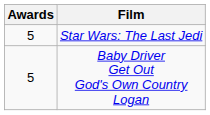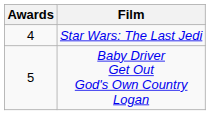(31, 35) 5 -> (31, 35) 4
